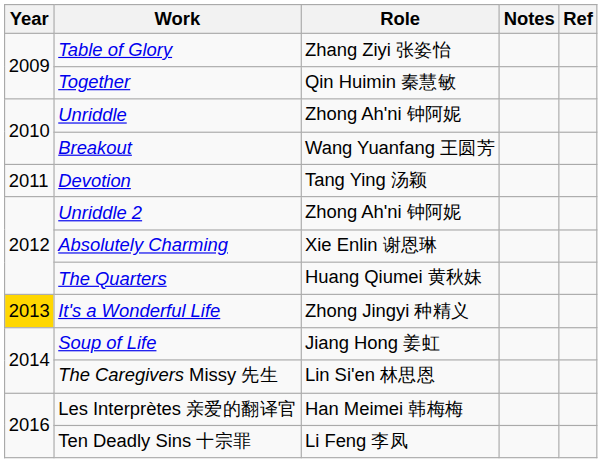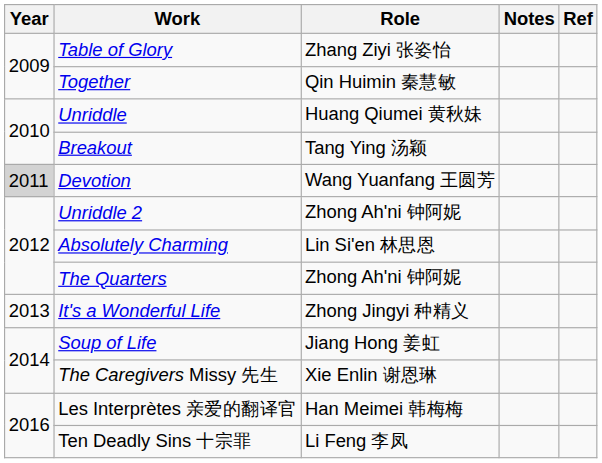(383, 114) Zhong Ah'ni 钟阿妮 -> (394, 114) Huang Qiumei 黄秋妹
(400, 147) Wang Yuanfang 王圆芳 -> (366, 147) Tang Ying 汤颖
(29, 180) no background -> (29, 180) lightgrey background
(366, 179) Tang Ying 汤颖 -> (400, 179) Wang Yuanfang 王圆芳
(371, 245) Xie Enlin 谢恩琳 -> (370, 245) Lin Si'en 林思恩
(394, 277) Huang Qiumei 黄秋妹 -> (383, 277) Zhong Ah'ni 钟阿妮
(29, 311) gold background -> (29, 311) no background
(370, 375) Lin Si'en 林思恩 -> (371, 375) Xie Enlin 谢恩琳
